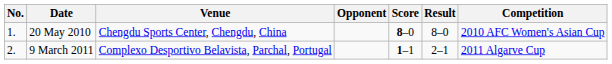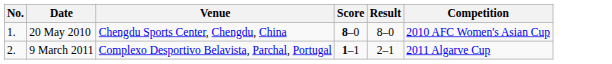- column: (362, 13)
